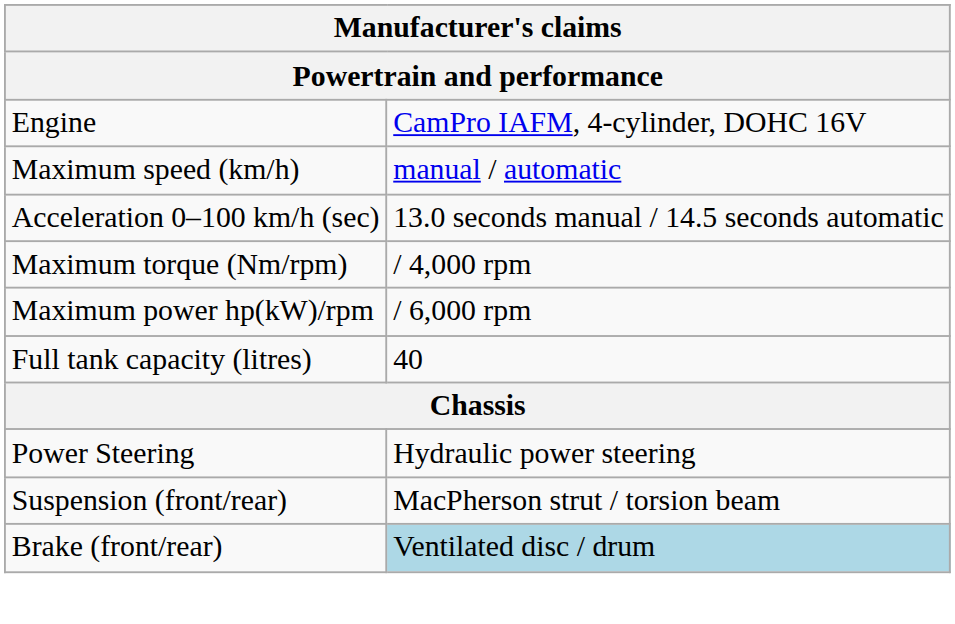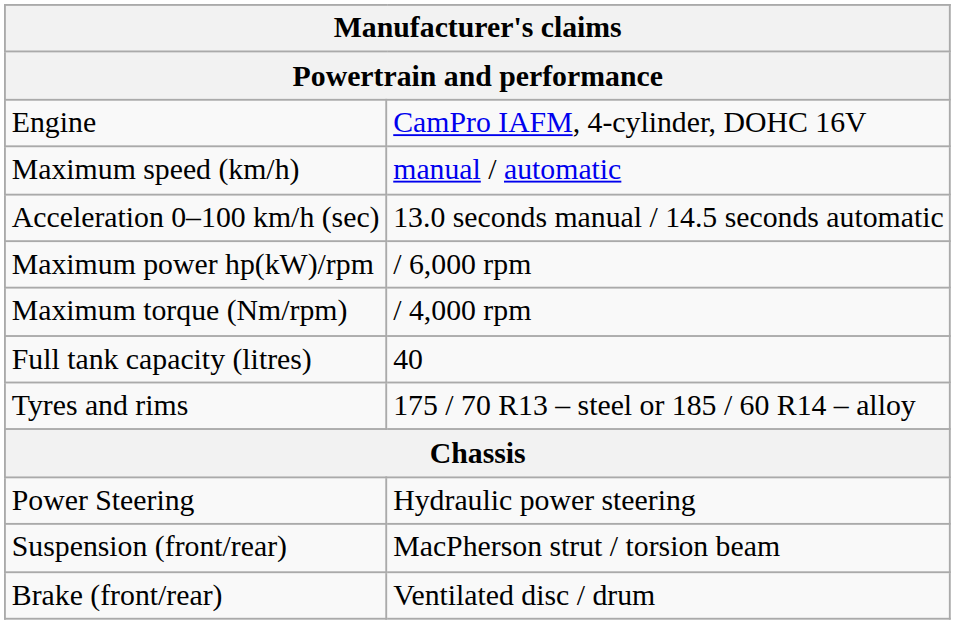rows swapped: (193, 311) <-> (180, 264)
+ row: (100, 405)
(524, 547) lightblue background -> (524, 594) no background
